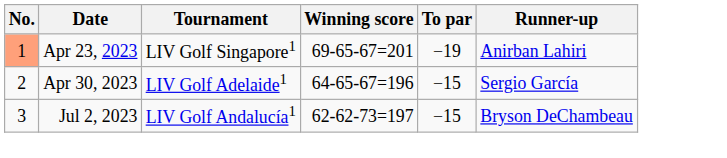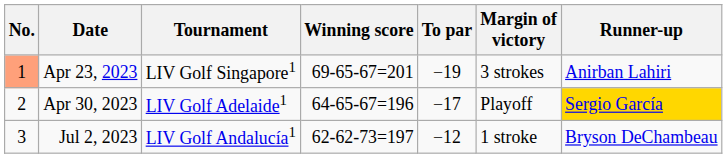+ column: (519, 29)
(447, 83) −15 -> (447, 104) −17
(529, 83) no background -> (614, 104) gold background
(447, 116) −15 -> (447, 137) −12
